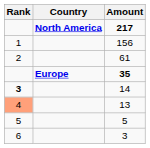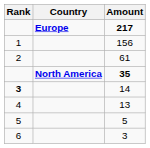(68, 27) North America -> (52, 27) Europe
(52, 74) Europe -> (68, 74) North America
(18, 105) lightsalmon background -> (18, 105) no background
